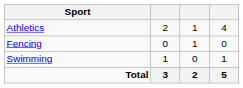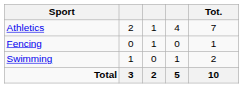+ column: (214, 12)
